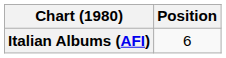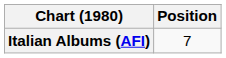(187, 40) 6 -> (187, 40) 7
